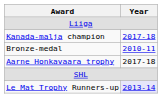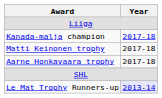- row: (34, 49)
+ row: (55, 49)
